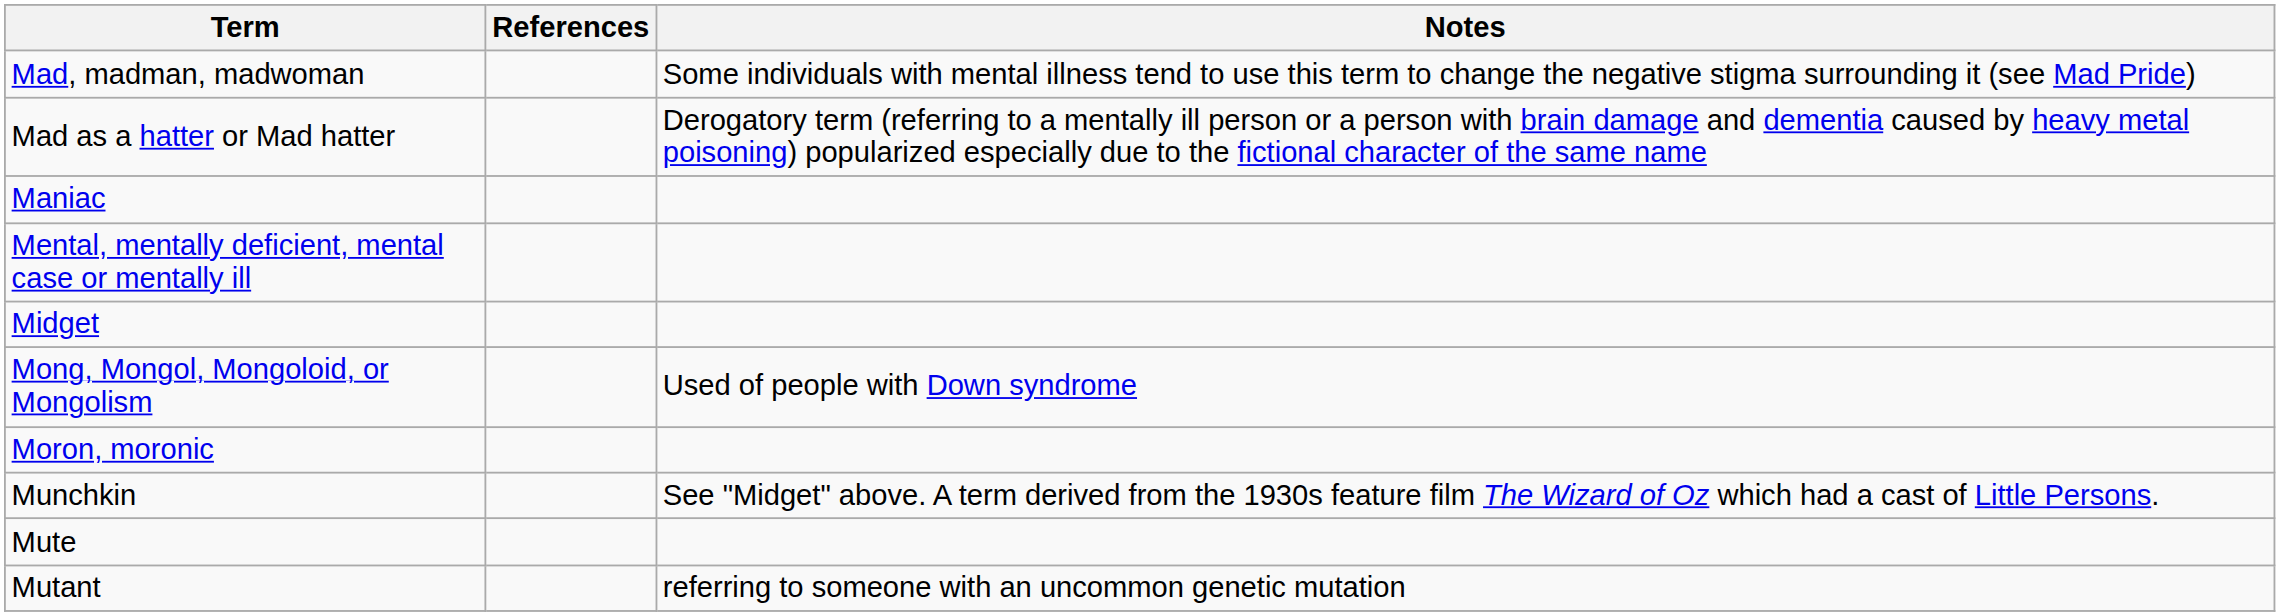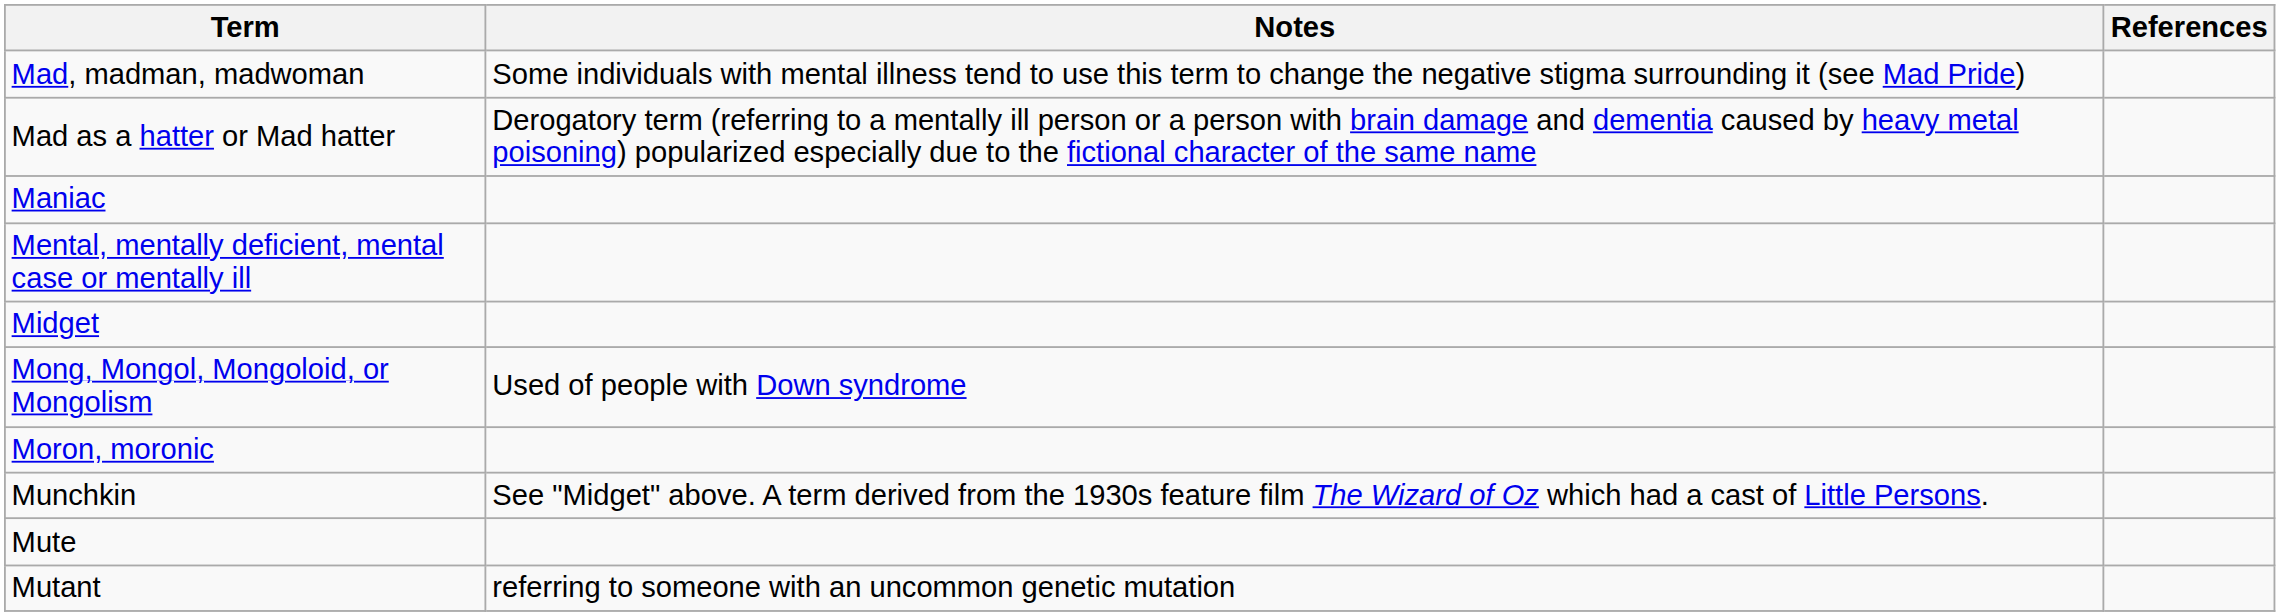columns swapped: (1465, 27) <-> (571, 27)
